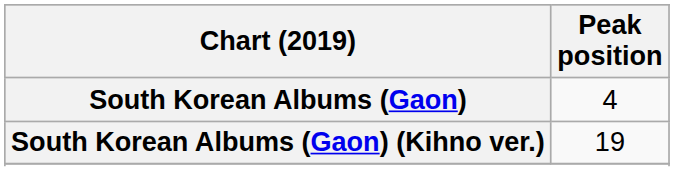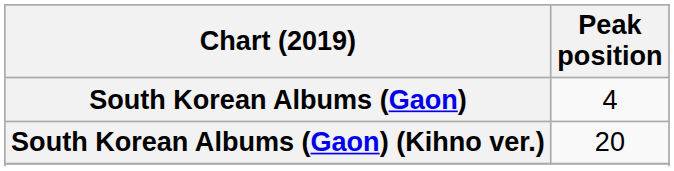(610, 142) 19 -> (610, 142) 20
